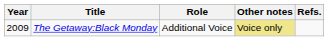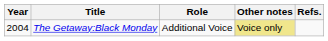(18, 28) 2009 -> (18, 28) 2004
